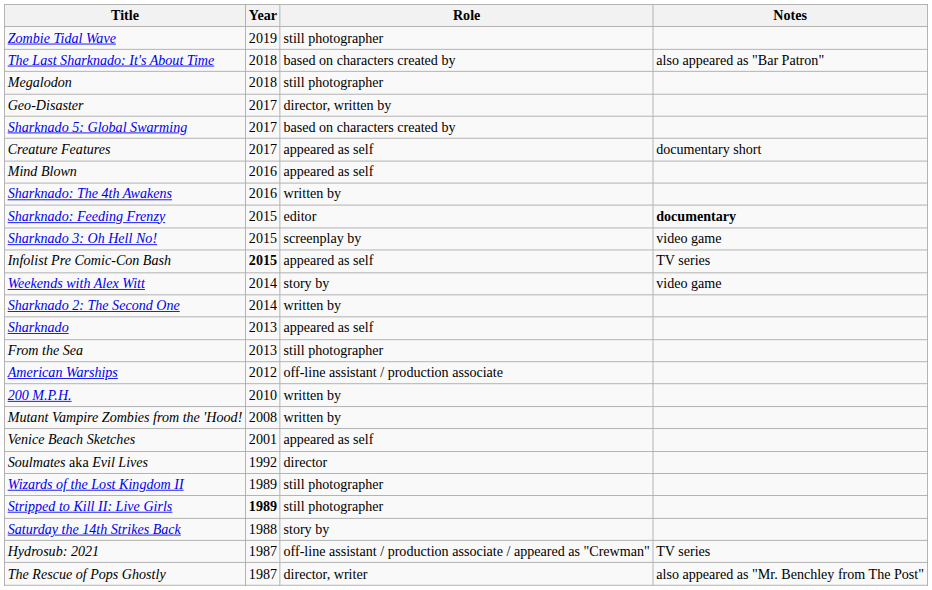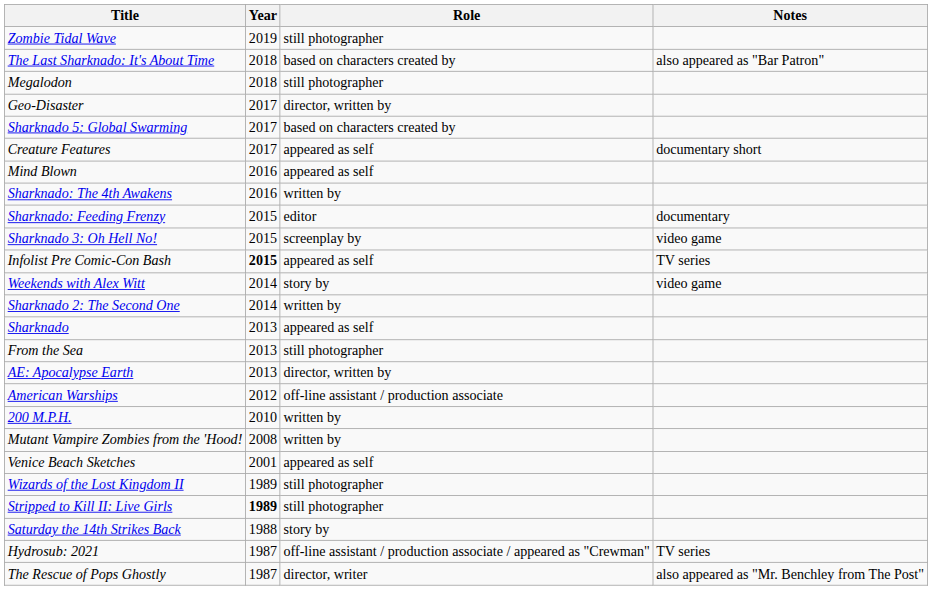(696, 216) bold -> (693, 216) normal
+ row: (71, 372)
- row: (78, 462)
